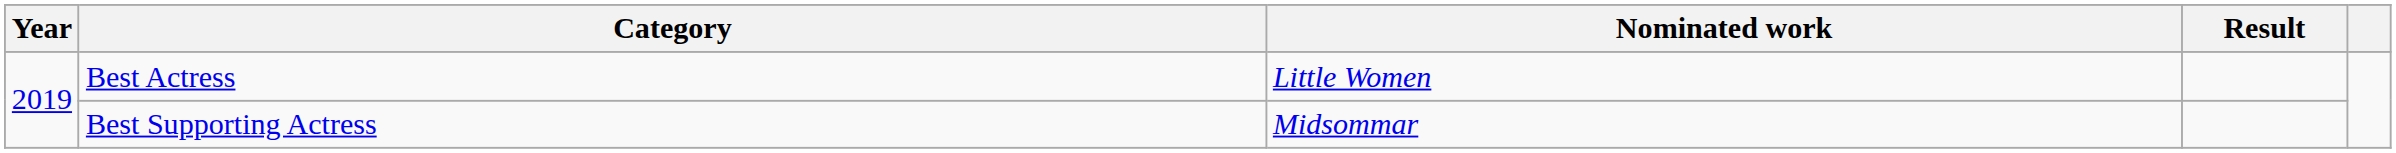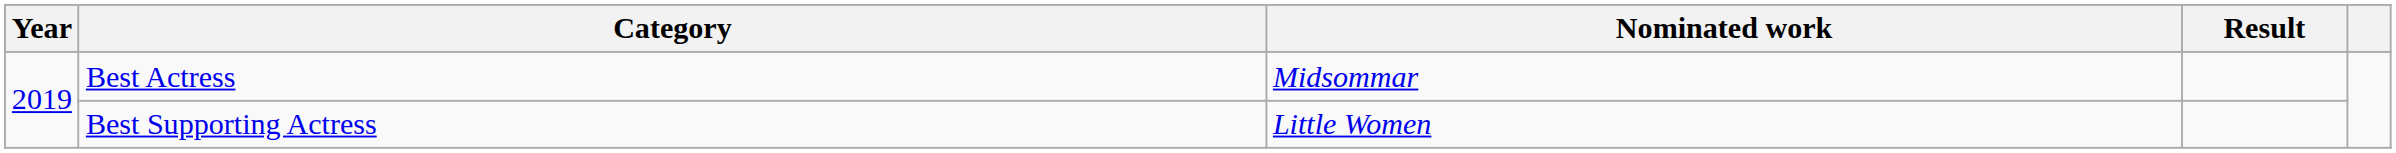(1352, 76) Little Women -> (1346, 76) Midsommar
(1346, 123) Midsommar -> (1352, 123) Little Women
